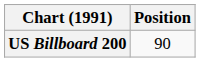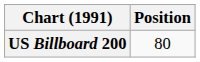(162, 43) 90 -> (162, 43) 80
